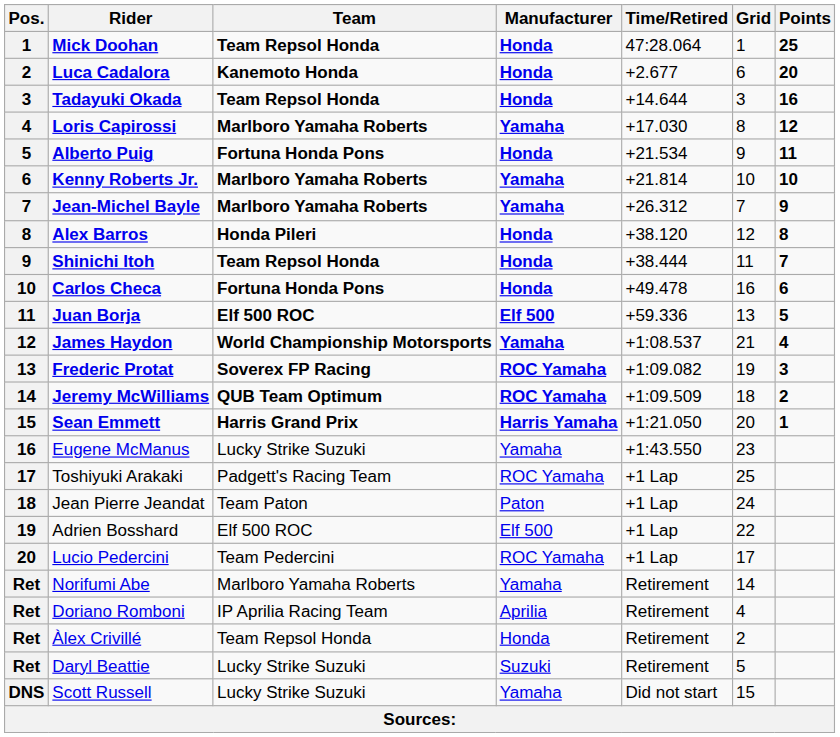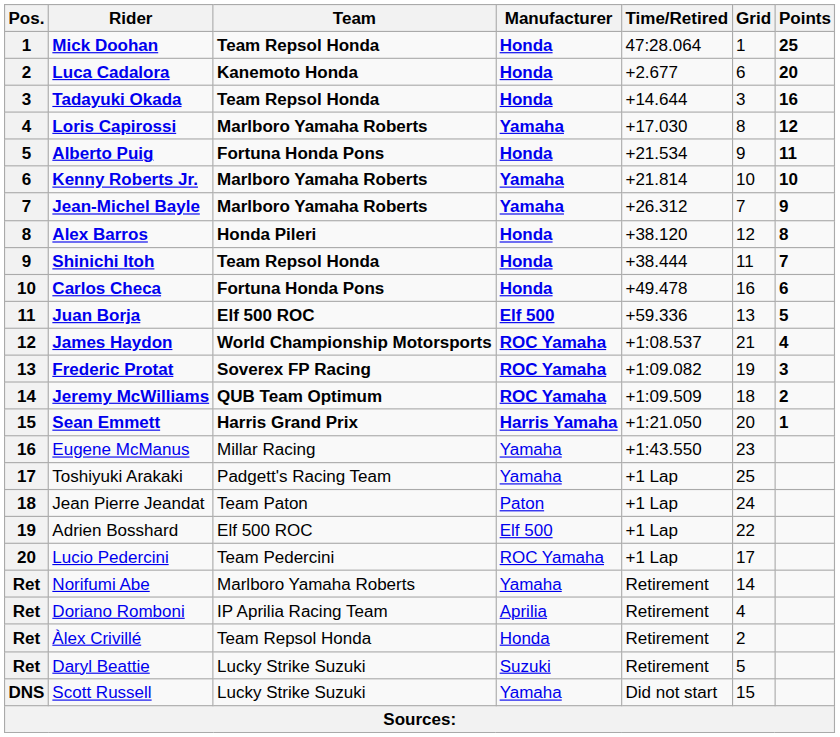(532, 342) Yamaha -> (553, 342) ROC Yamaha
(291, 449) Lucky Strike Suzuki -> (266, 449) Millar Racing
(552, 476) ROC Yamaha -> (531, 476) Yamaha
